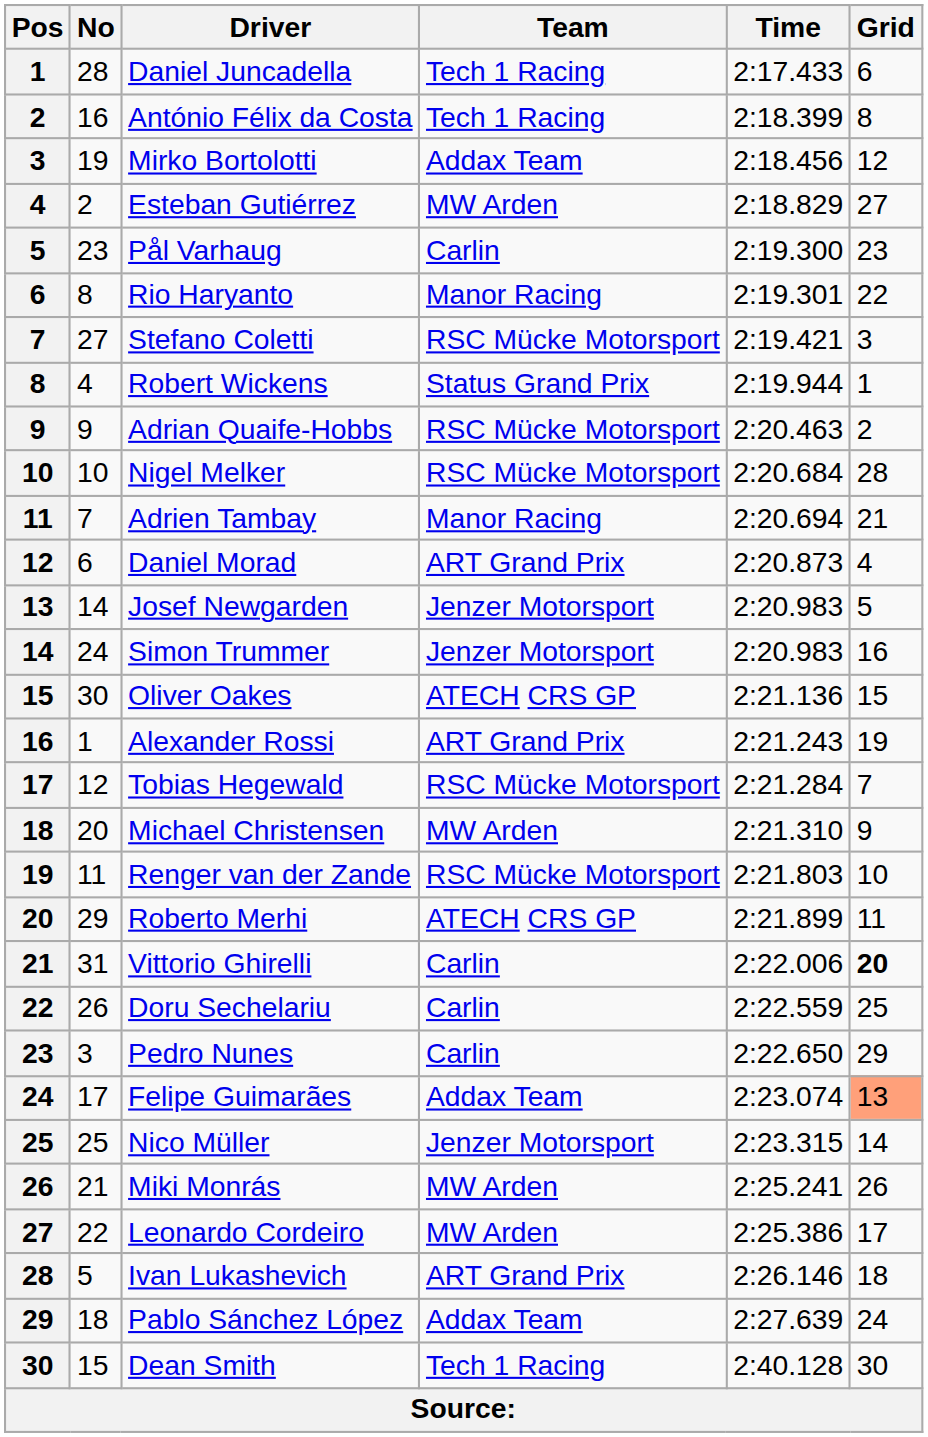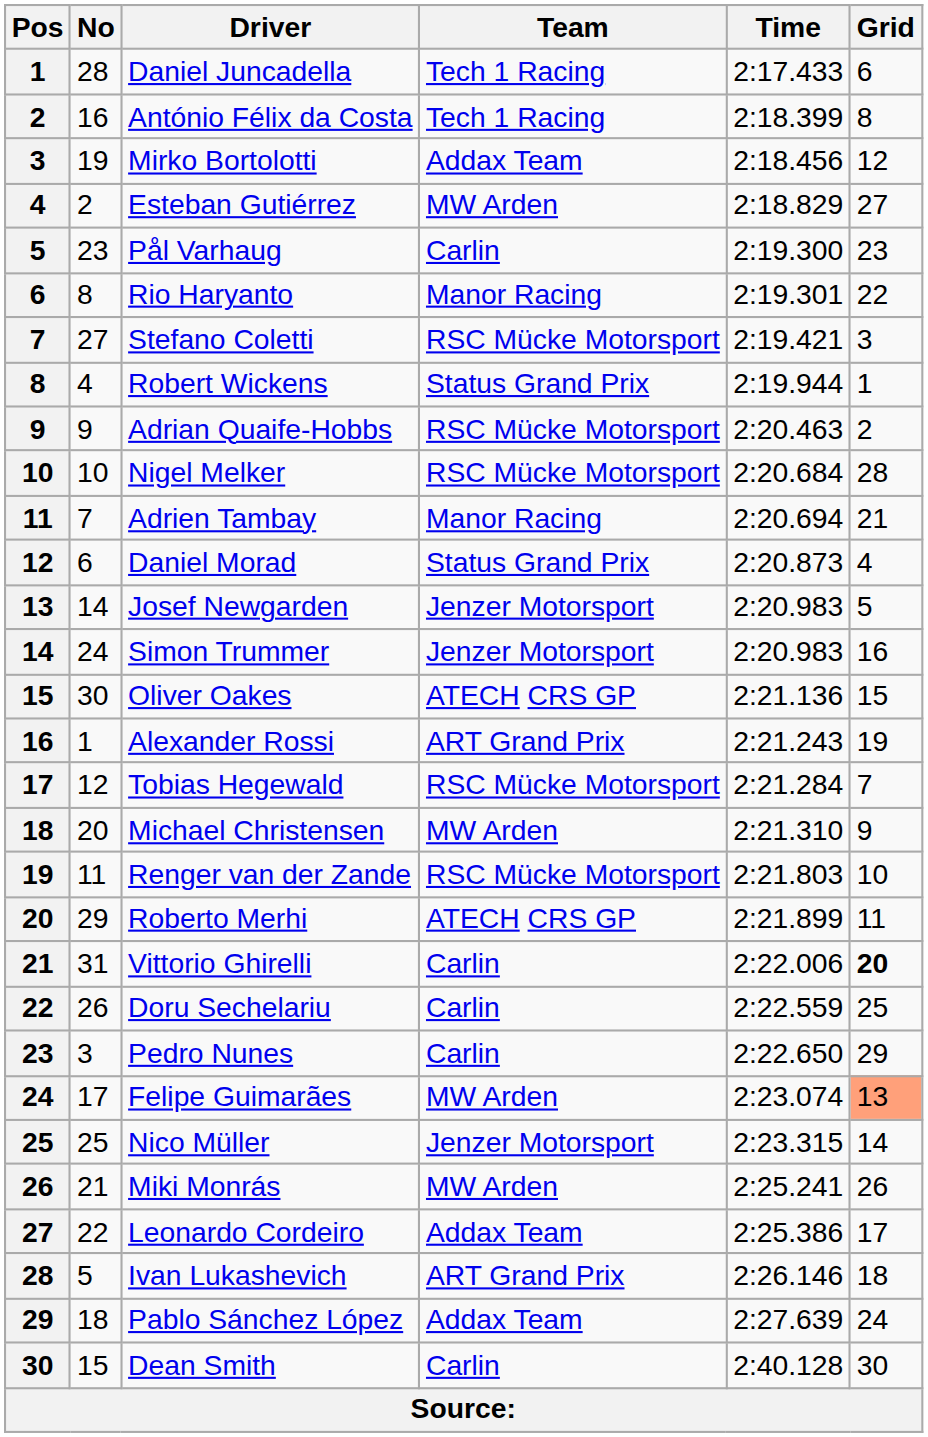(525, 562) ART Grand Prix -> (538, 562) Status Grand Prix
(504, 1097) Addax Team -> (492, 1097) MW Arden
(492, 1231) MW Arden -> (504, 1231) Addax Team
(516, 1365) Tech 1 Racing -> (463, 1365) Carlin
